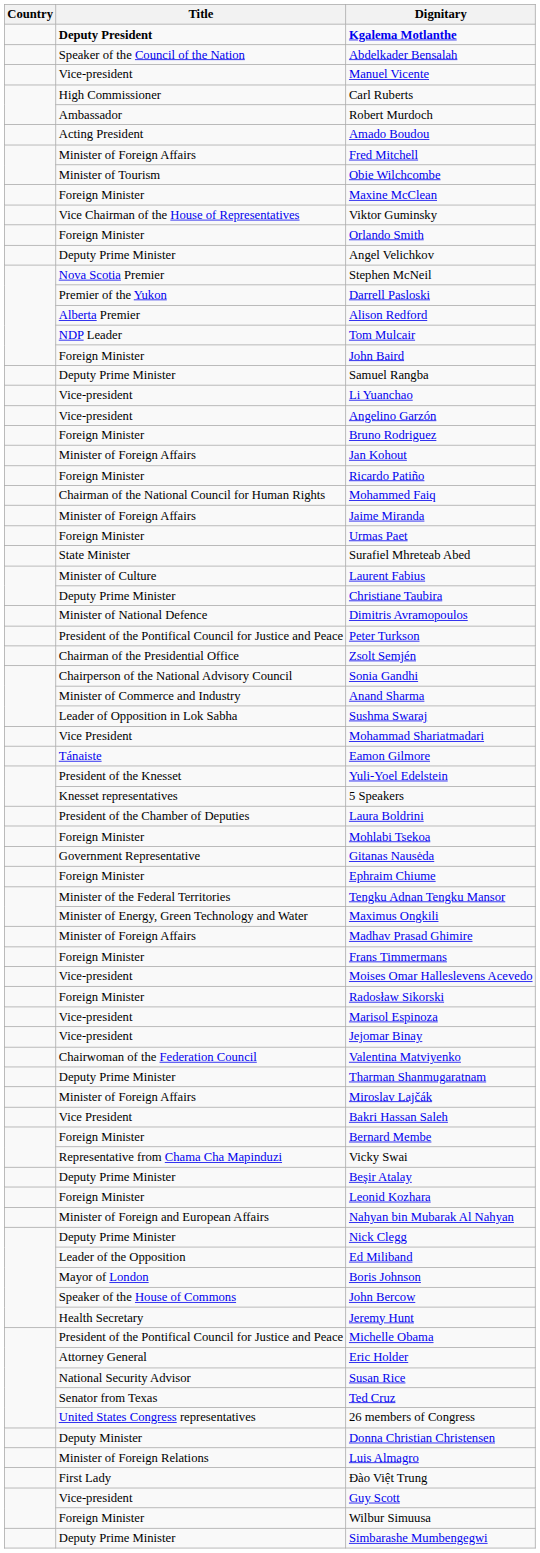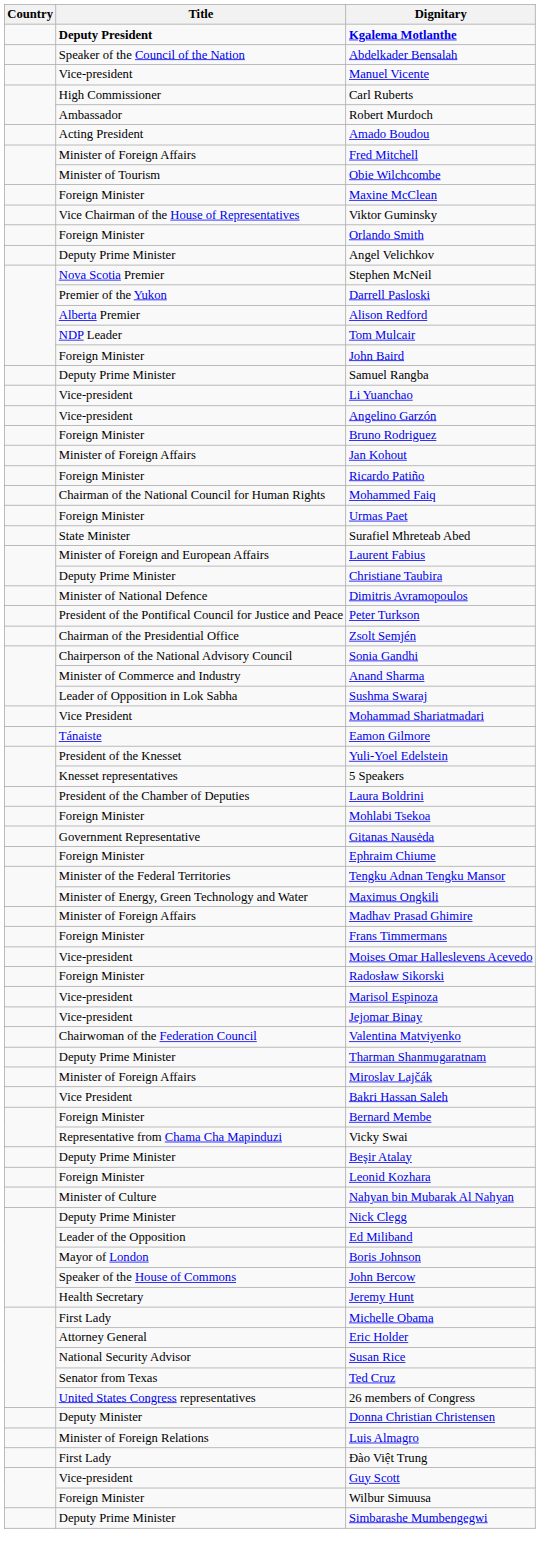- row: (387, 515)
(108, 575) Minister of Culture -> (164, 555) Minister of Foreign and European Affairs
(164, 1217) Minister of Foreign and European Affairs -> (108, 1197) Minister of Culture
(201, 1337) President of the Pontifical Council for Justice and Peace -> (85, 1317) First Lady
